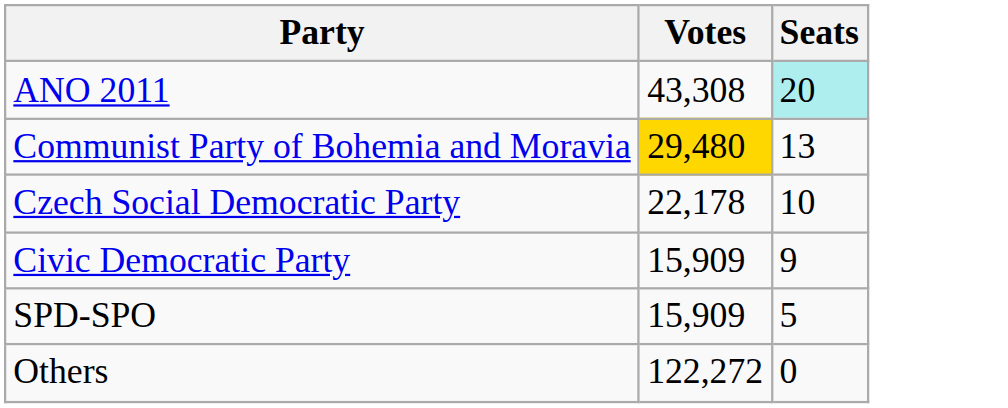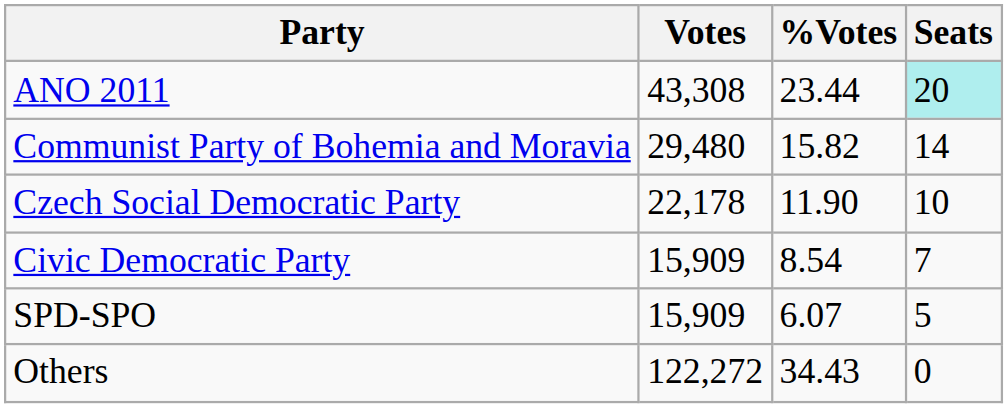+ column: (838, 32)
(696, 145) gold background -> (696, 145) no background
(797, 145) 13 -> (932, 145) 14
(789, 259) 9 -> (923, 259) 7
